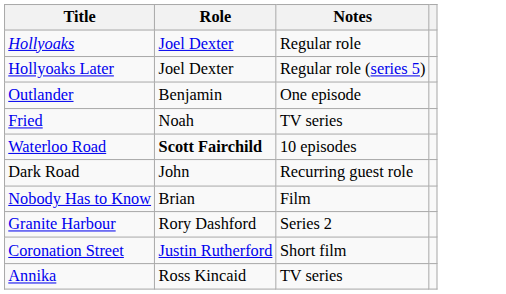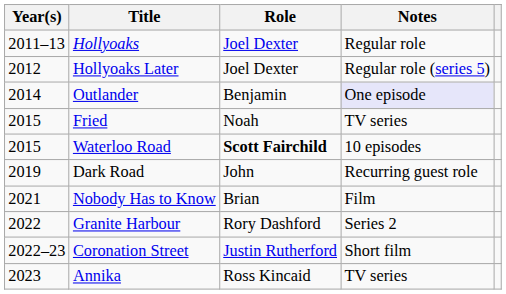+ column: (37, 17)
(320, 95) no background -> (385, 95) lavender background
